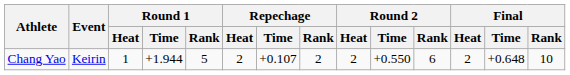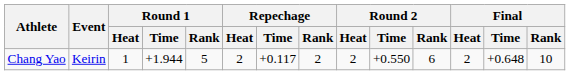(278, 59) +0.107 -> (278, 59) +0.117
